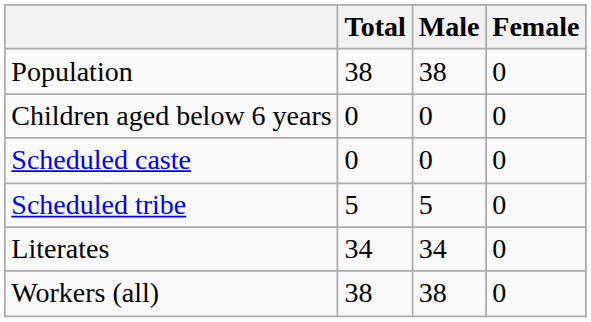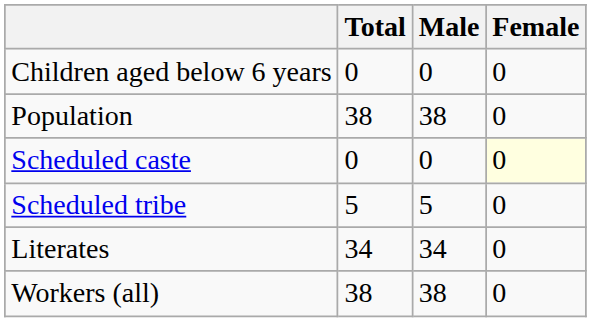rows swapped: (72, 71) <-> (172, 115)
(499, 159) no background -> (499, 159) lightyellow background
